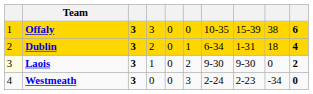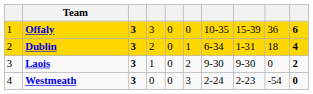(273, 30) 38 -> (273, 30) 36
(9, 64) lightyellow background -> (9, 64) no background
(275, 81) -34 -> (275, 81) -54
